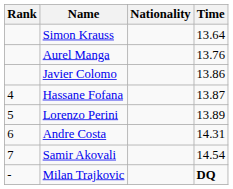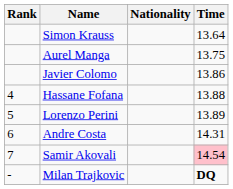(211, 54) 13.76 -> (211, 54) 13.75
(211, 94) 13.87 -> (211, 94) 13.88
(211, 154) no background -> (211, 154) pink background
